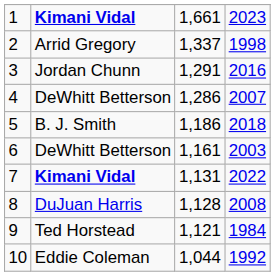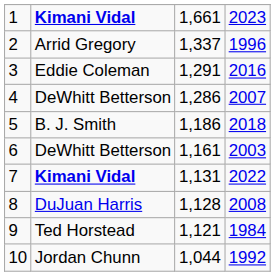(247, 44) 1998 -> (247, 44) 1996
(88, 71) Jordan Chunn -> (92, 71) Eddie Coleman
(92, 257) Eddie Coleman -> (88, 257) Jordan Chunn
